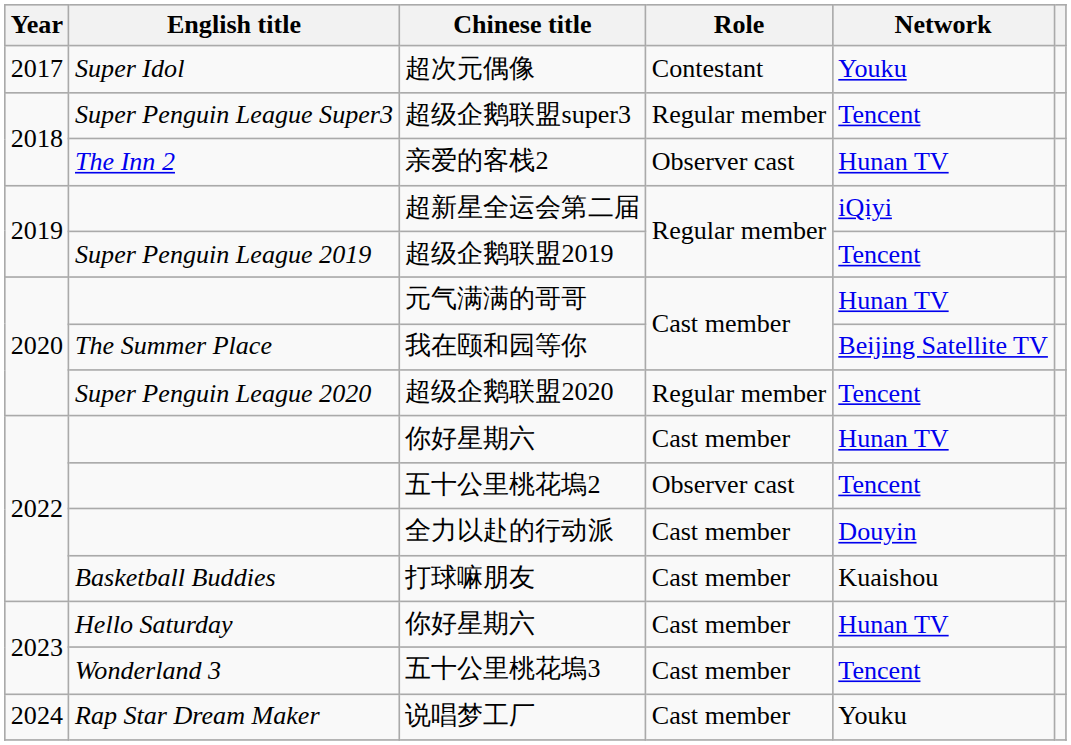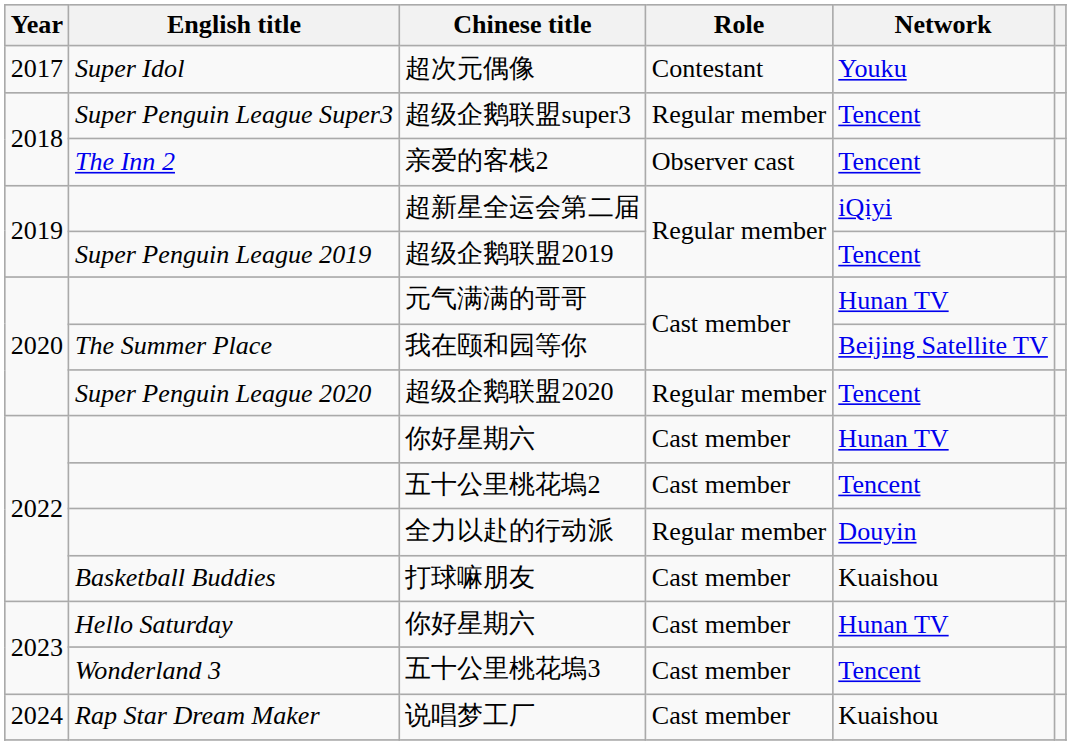(893, 161) Hunan TV -> (879, 161) Tencent
(723, 485) Observer cast -> (721, 485) Cast member
(721, 531) Cast member -> (739, 531) Regular member
(872, 716) Youku -> (888, 716) Kuaishou
